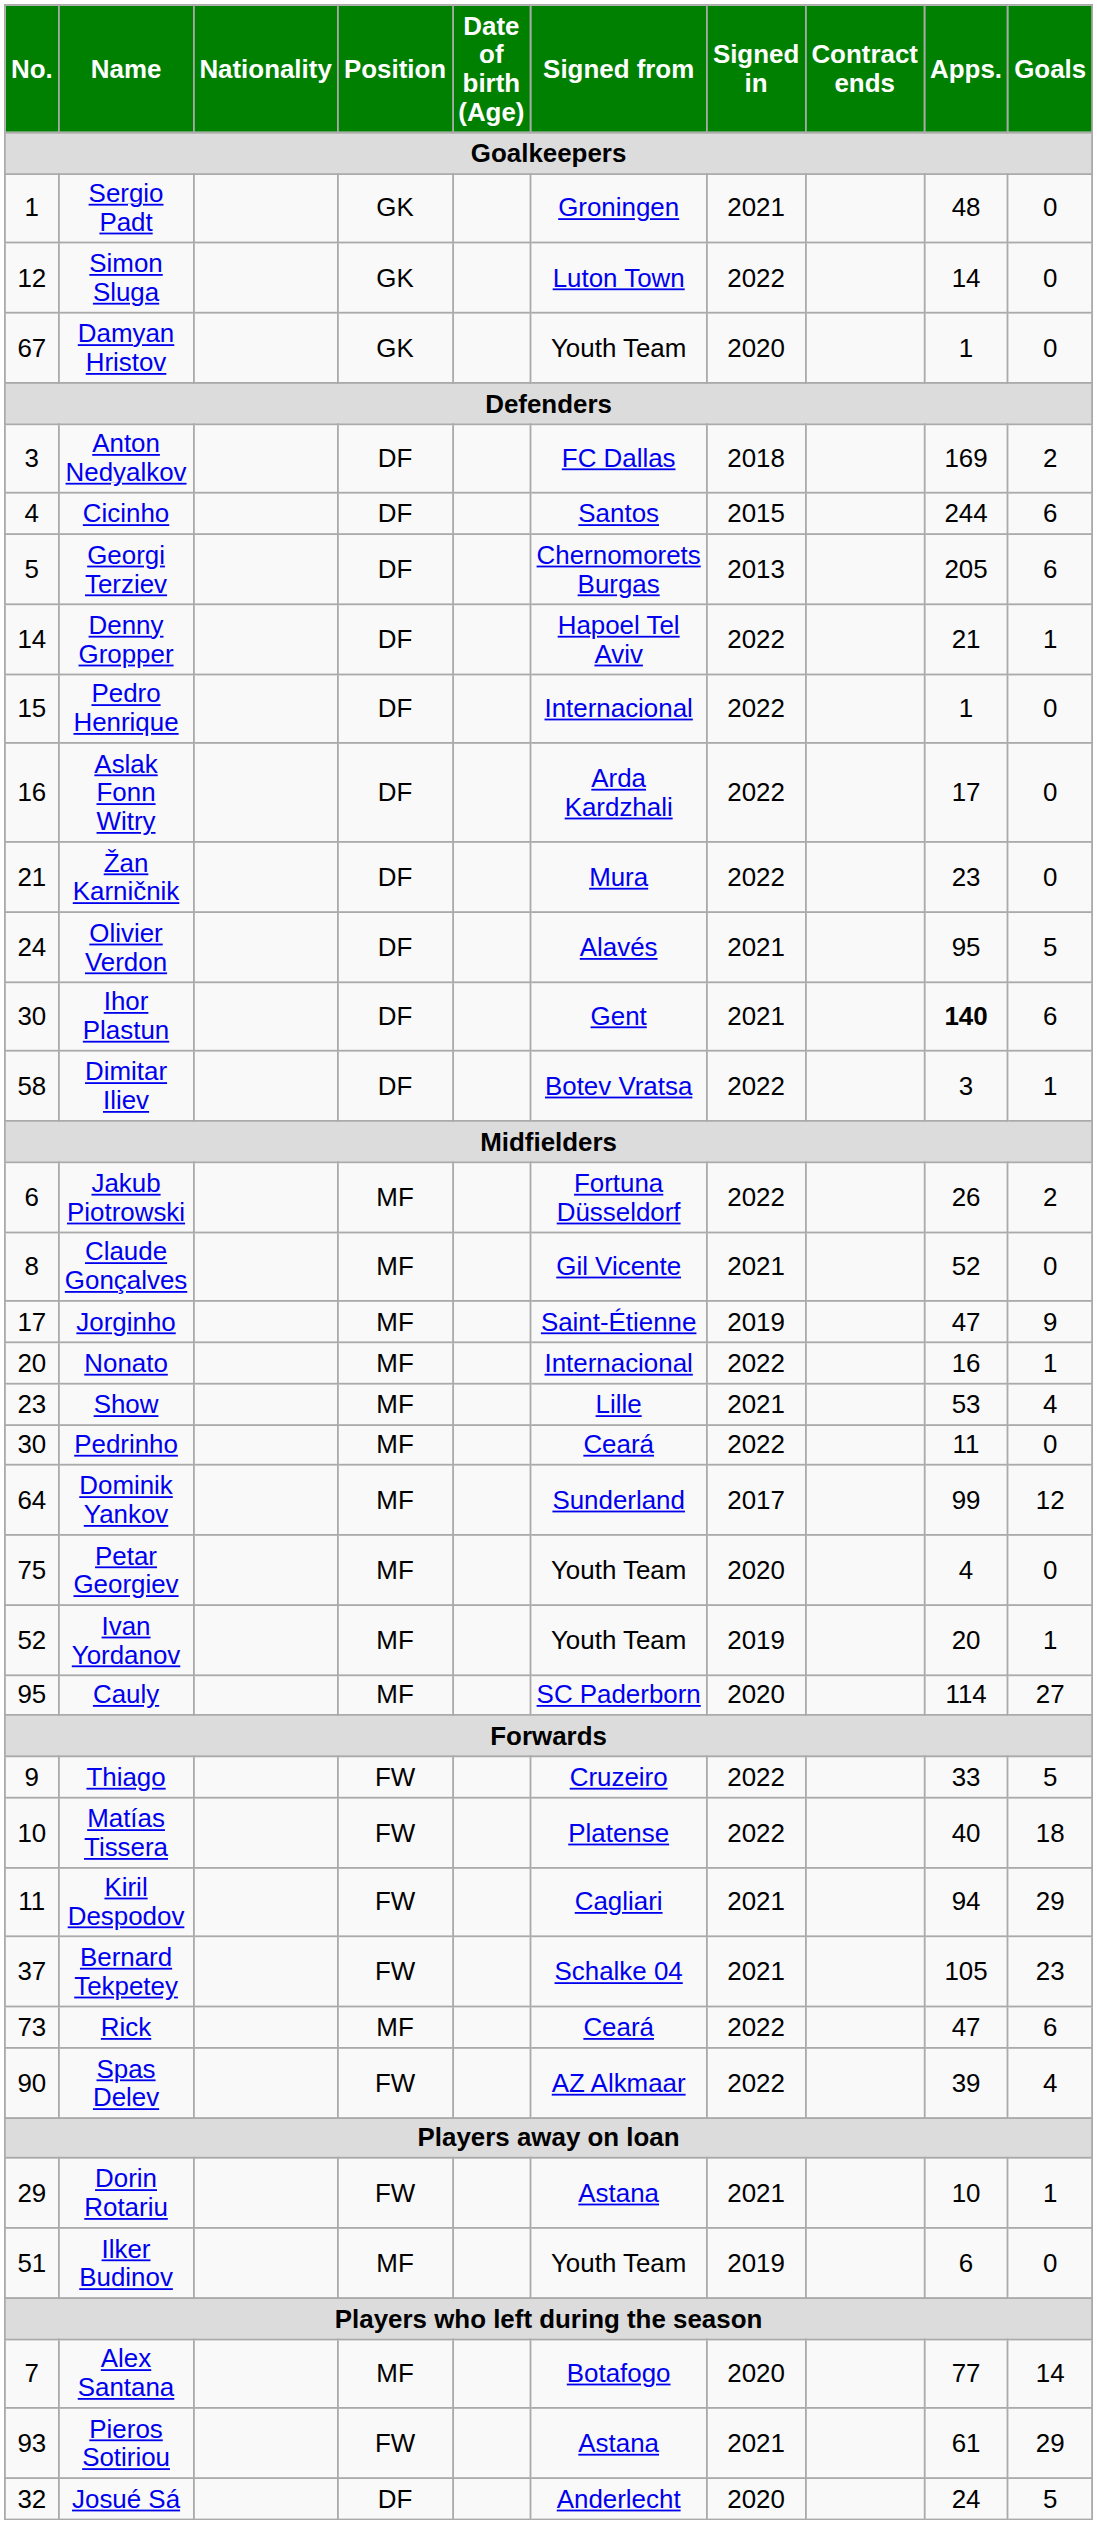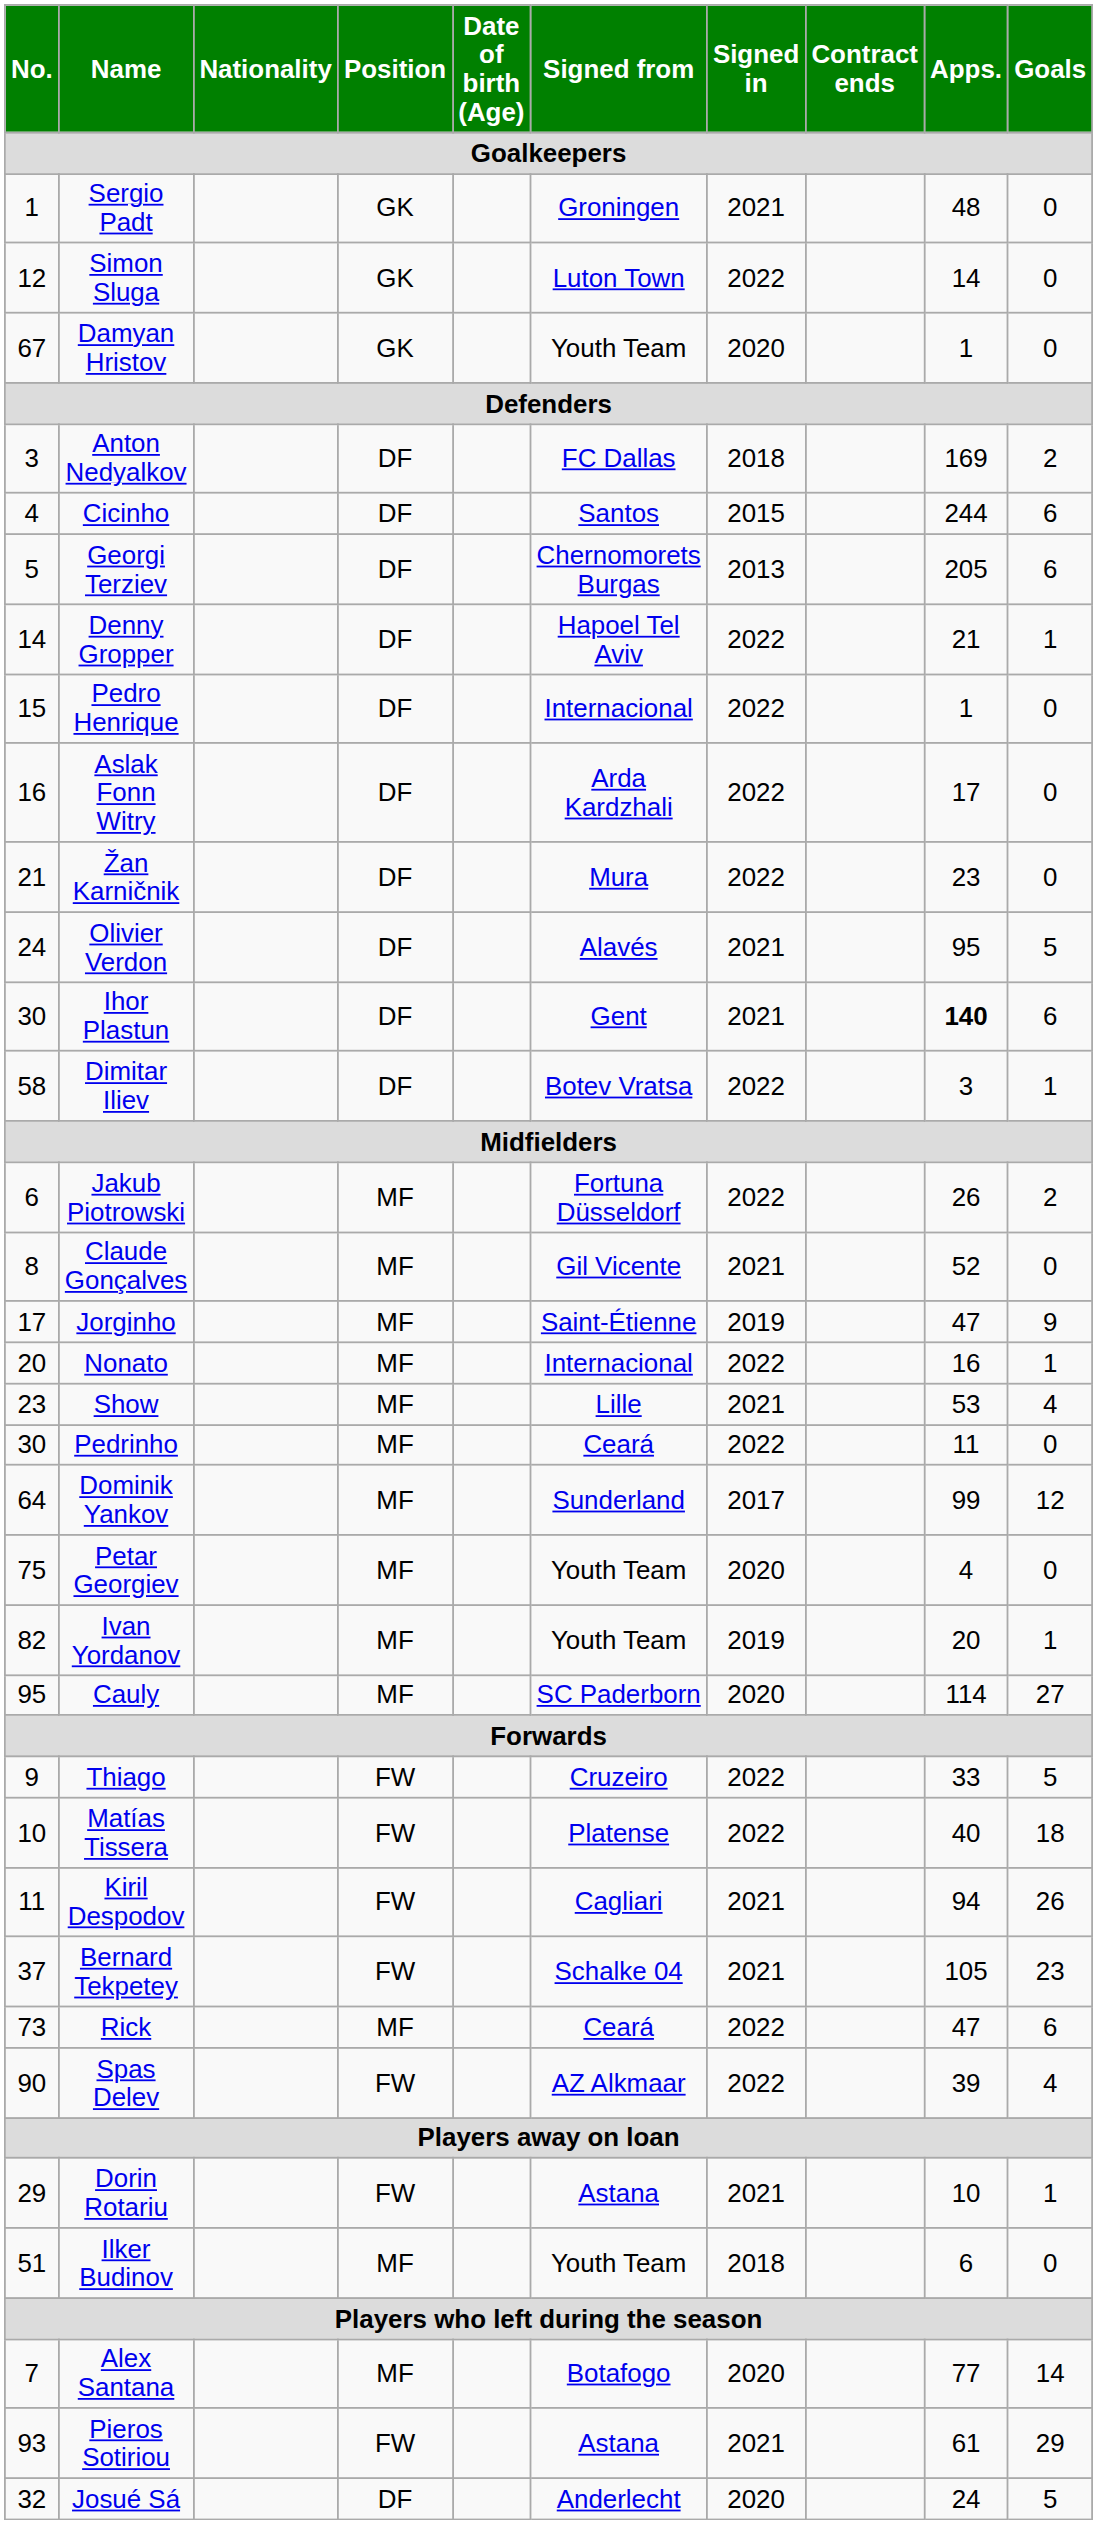(32, 1640) 52 -> (32, 1640) 82
(1050, 1902) 29 -> (1050, 1902) 26
(756, 2263) 2019 -> (756, 2263) 2018
